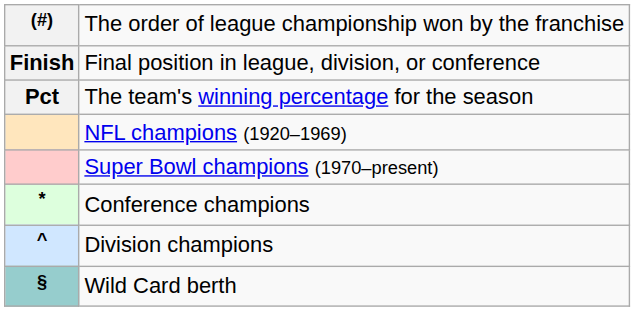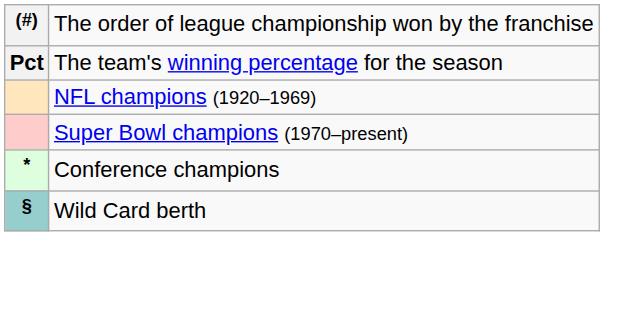- row: (312, 62)
- row: (179, 245)
